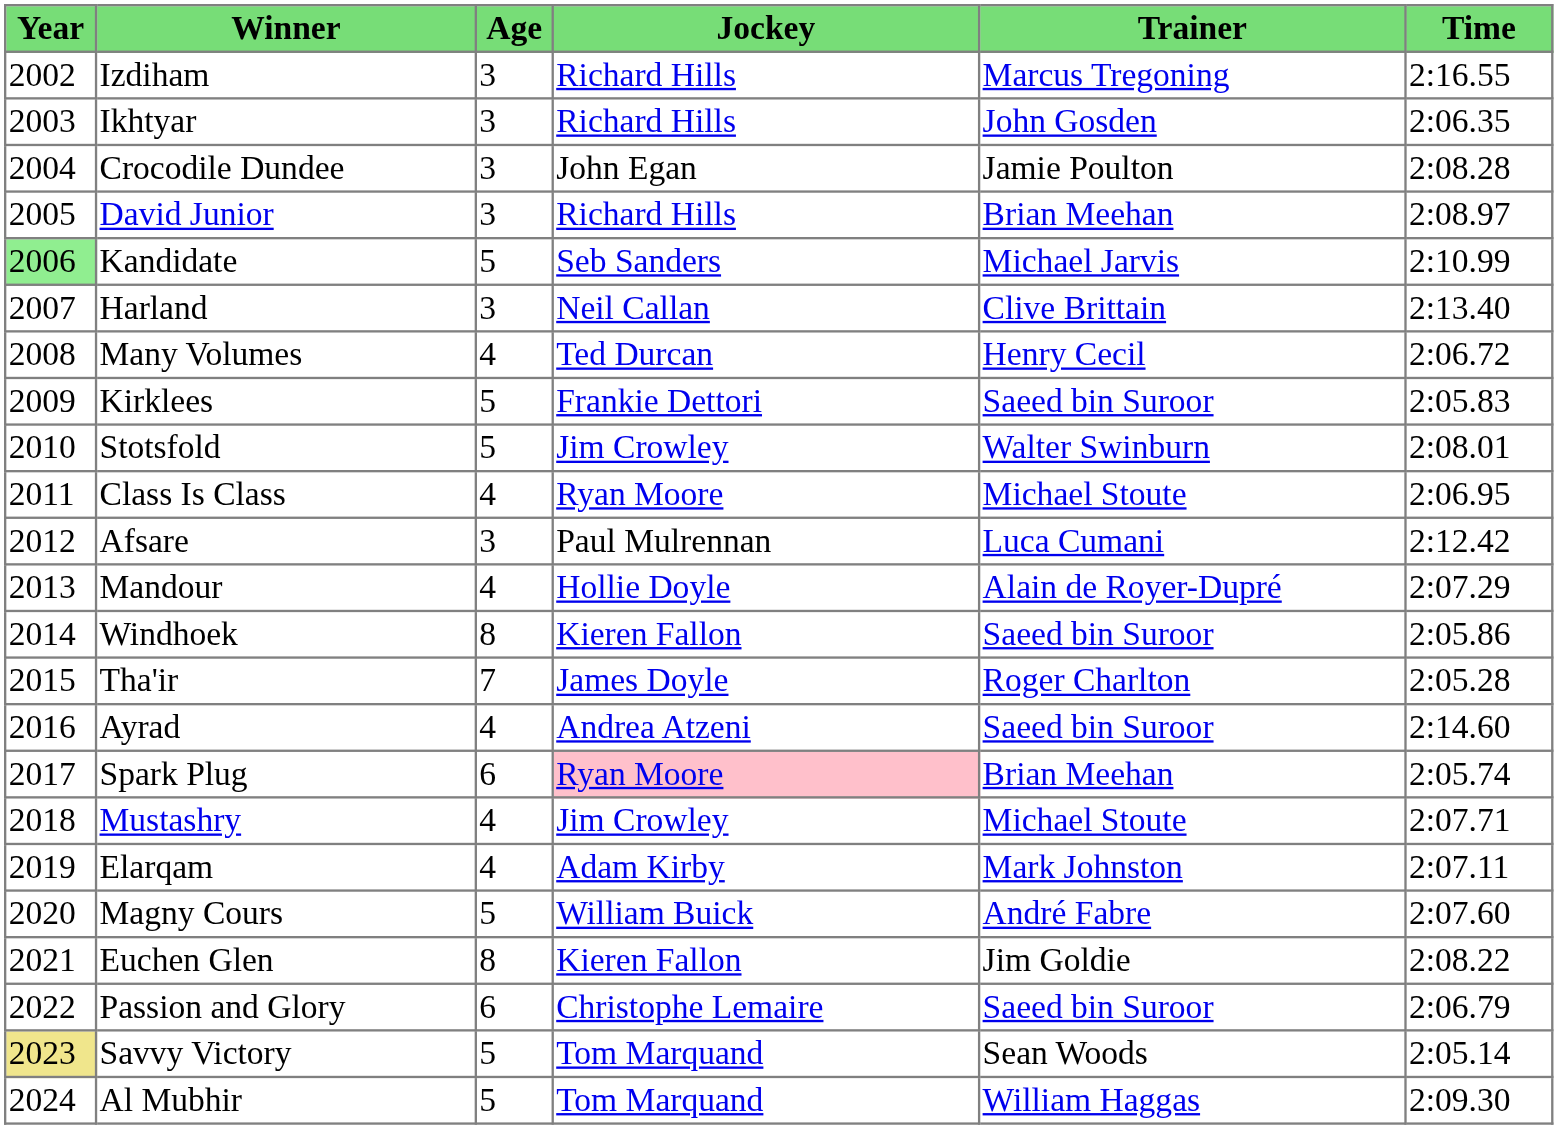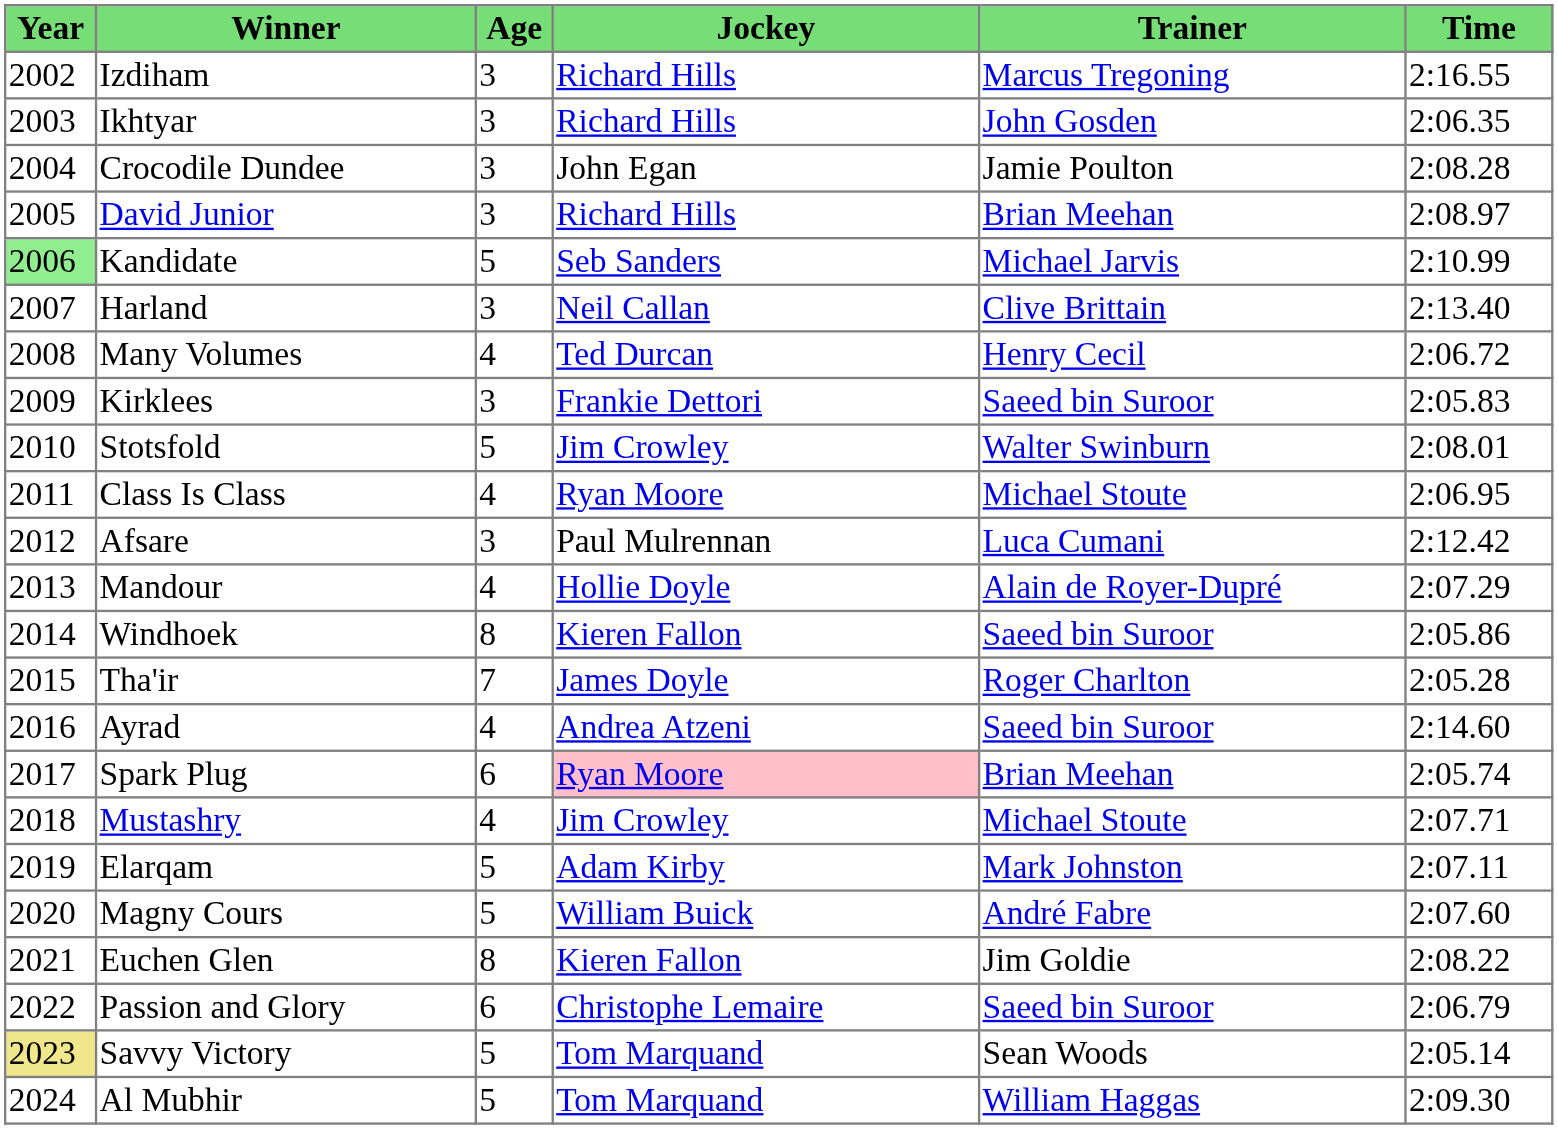(488, 400) 5 -> (488, 400) 3
(488, 866) 4 -> (488, 866) 5
